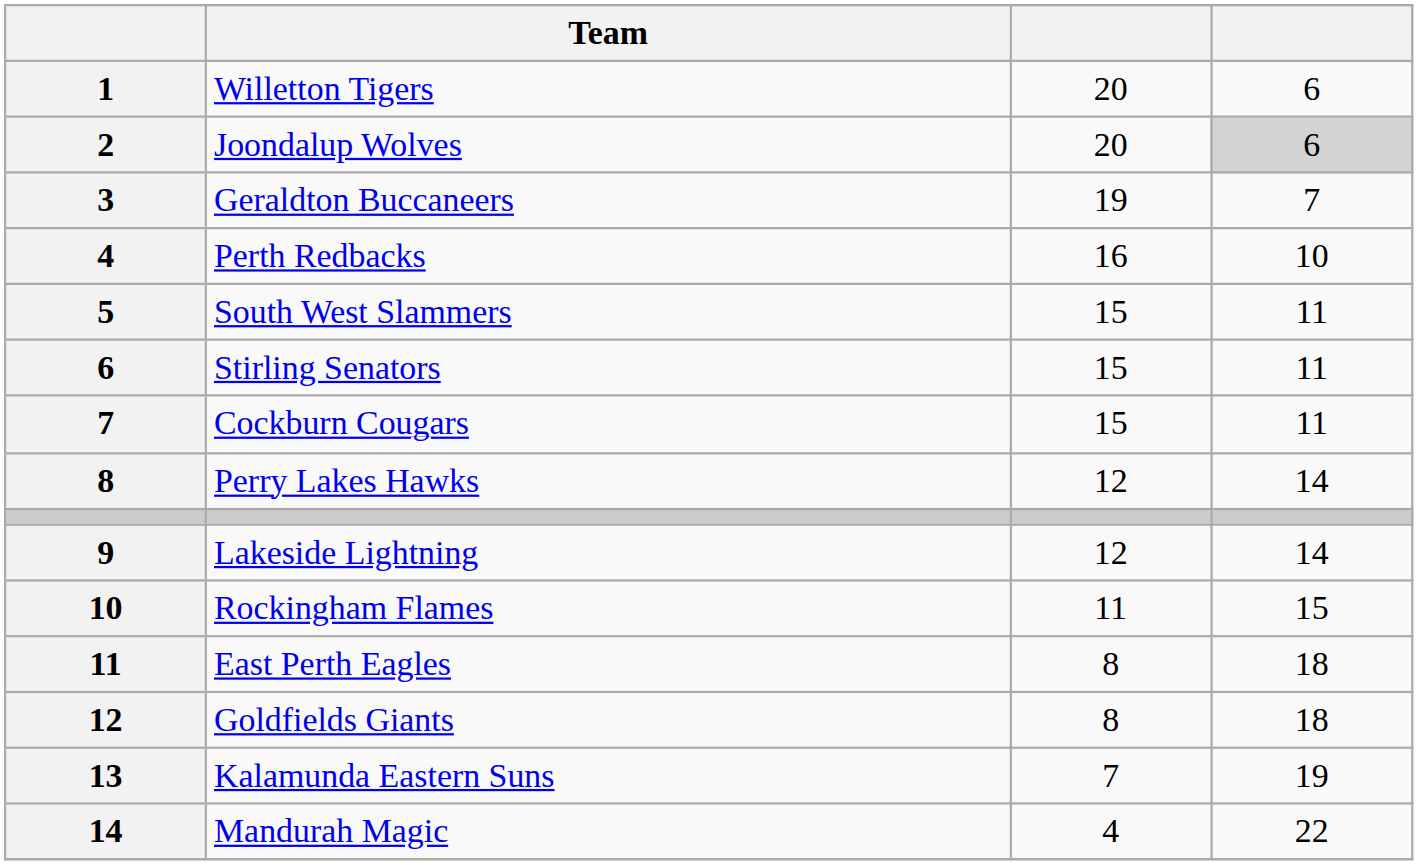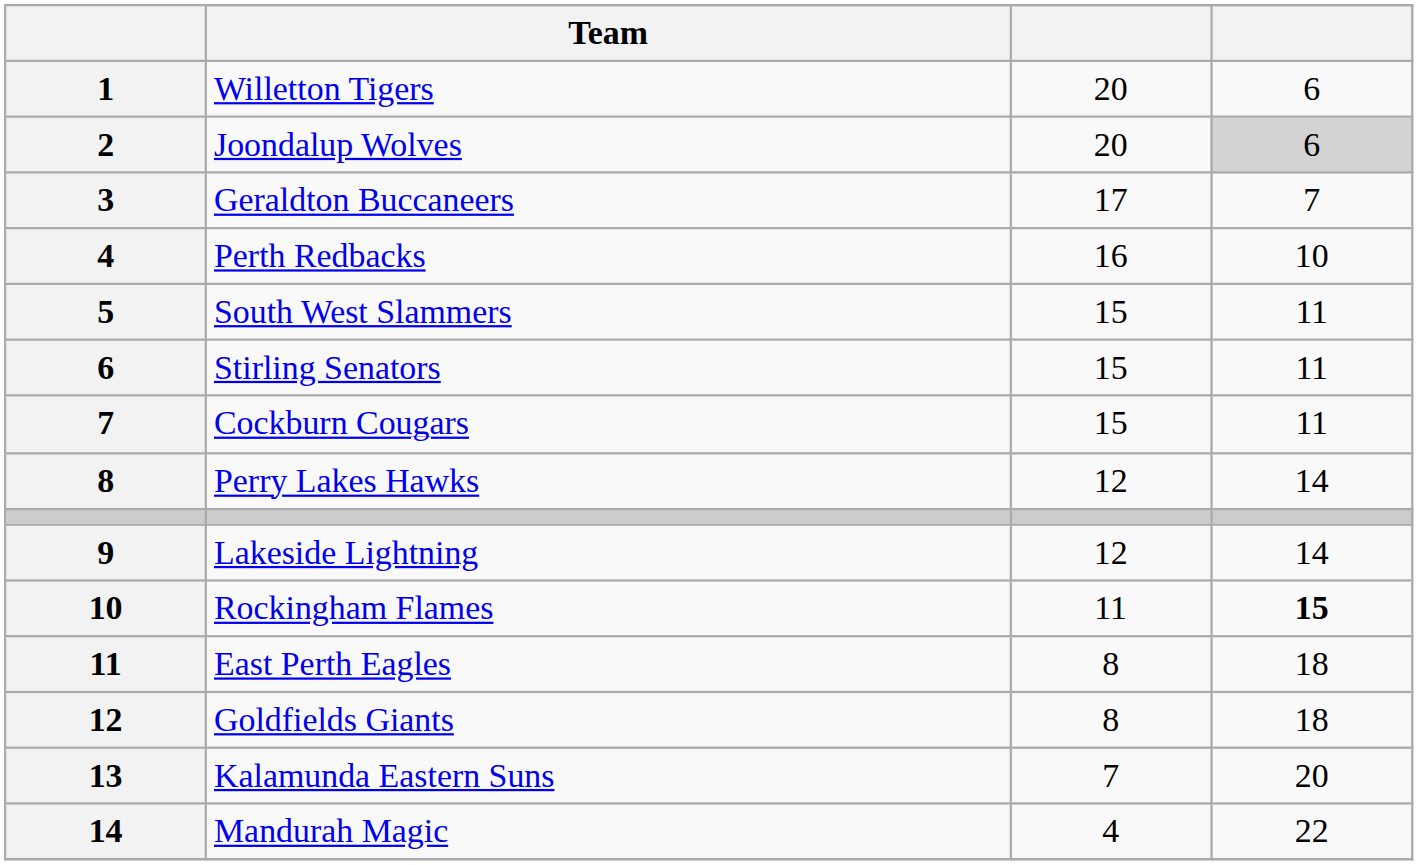(1111, 200) 19 -> (1111, 200) 17
(1312, 607) normal -> (1312, 607) bold
(1312, 774) 19 -> (1312, 774) 20
